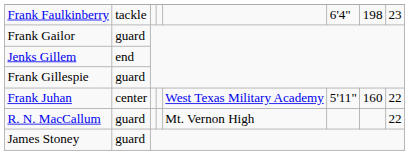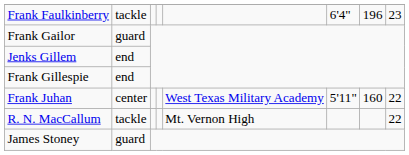(373, 14) 198 -> (373, 14) 196
(130, 77) guard -> (125, 77) end
(130, 118) guard -> (131, 118) tackle
